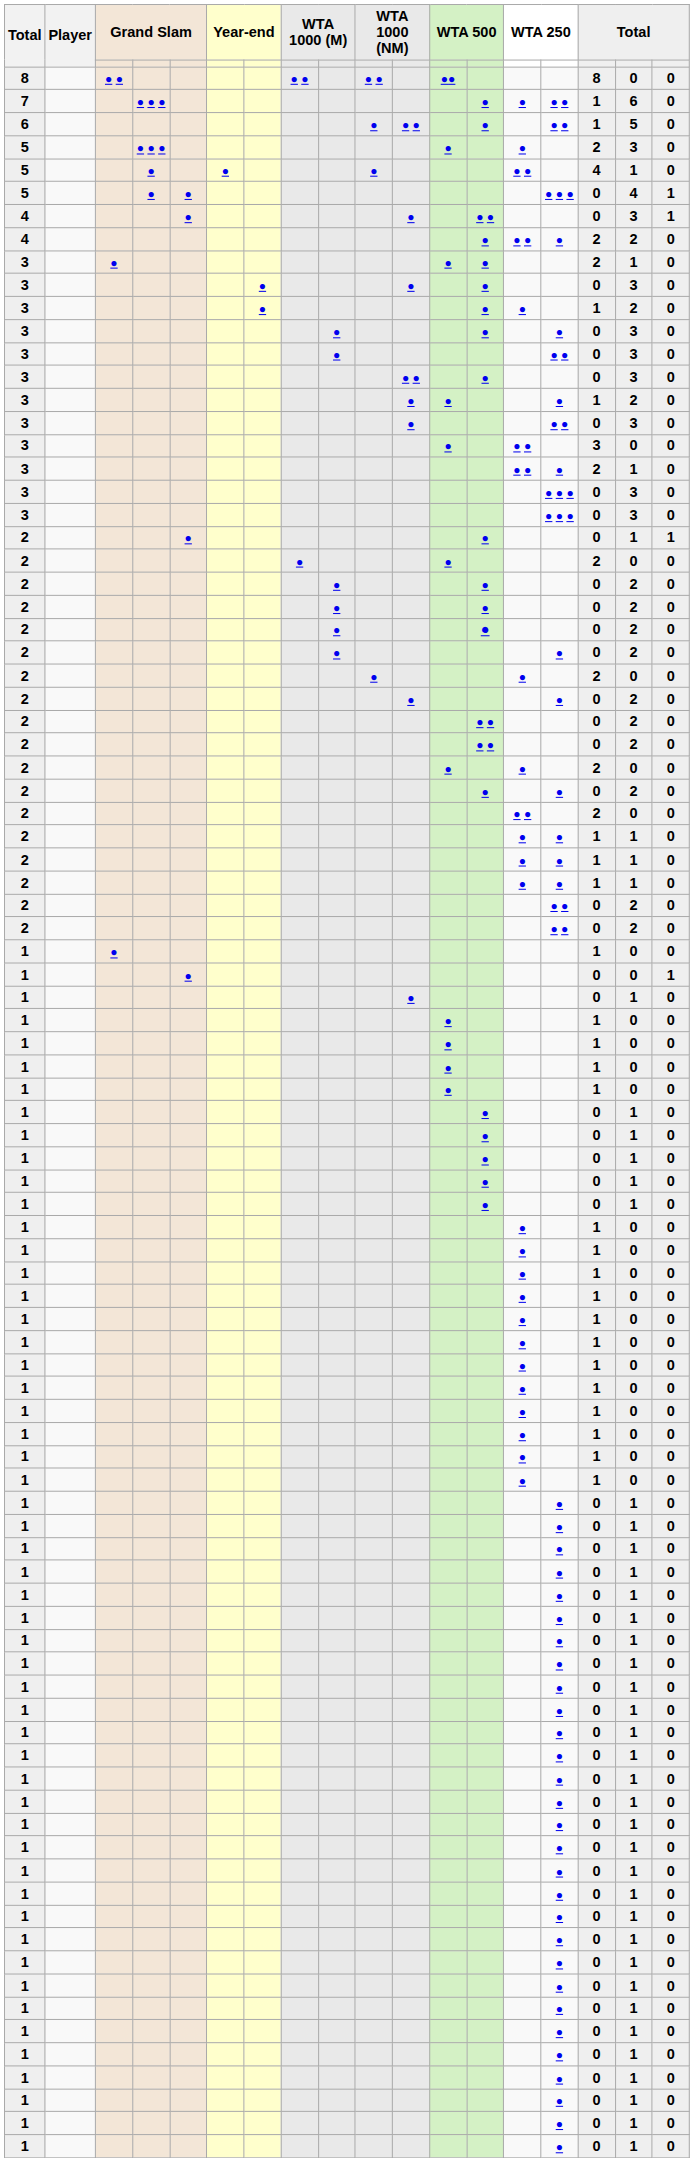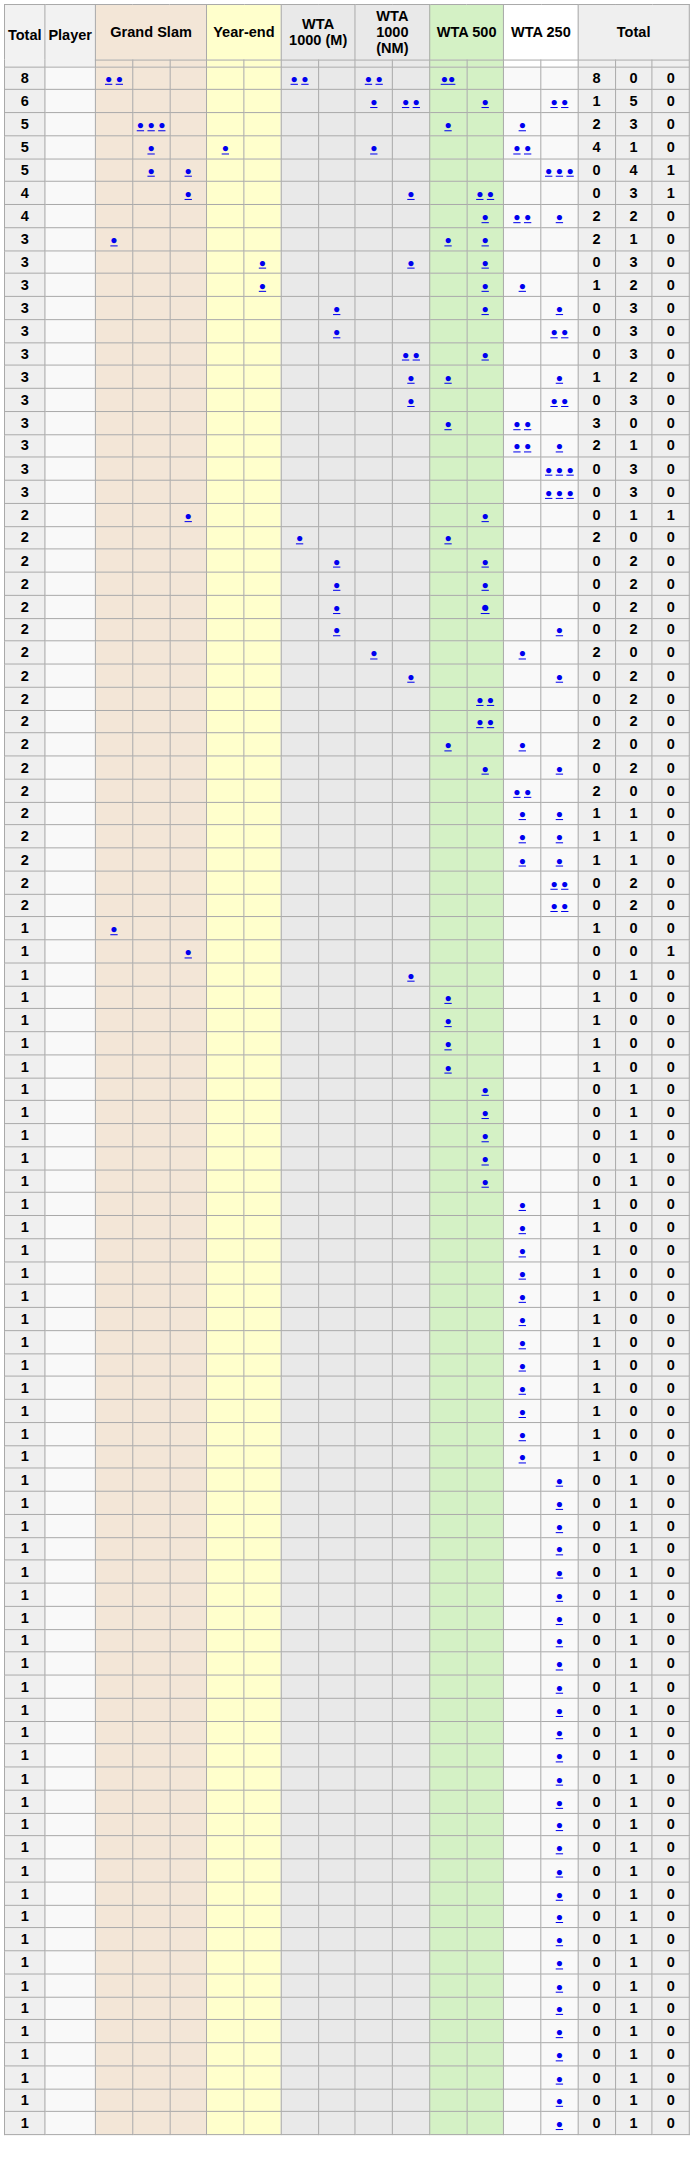- row: (25, 101)
